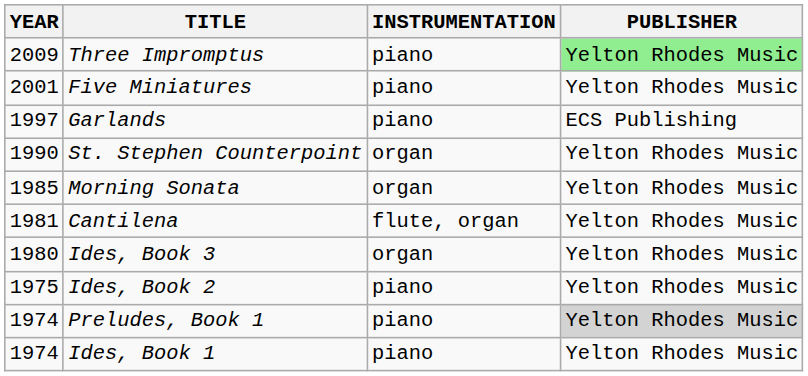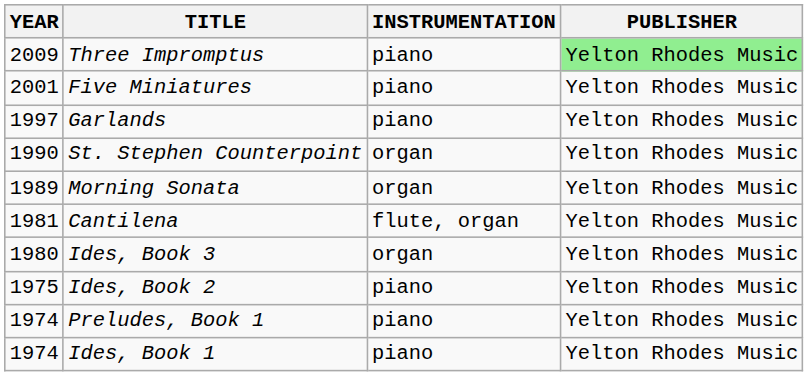(651, 121) ECS Publishing -> (682, 121) Yelton Rhodes Music
(34, 188) 1985 -> (34, 188) 1989
(682, 321) lightgrey background -> (682, 321) no background
